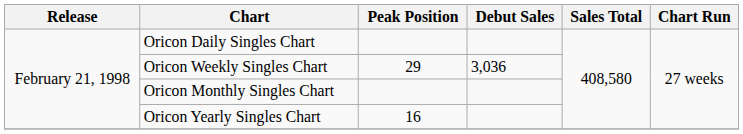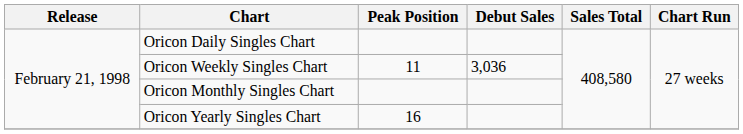(413, 66) 29 -> (413, 66) 11
